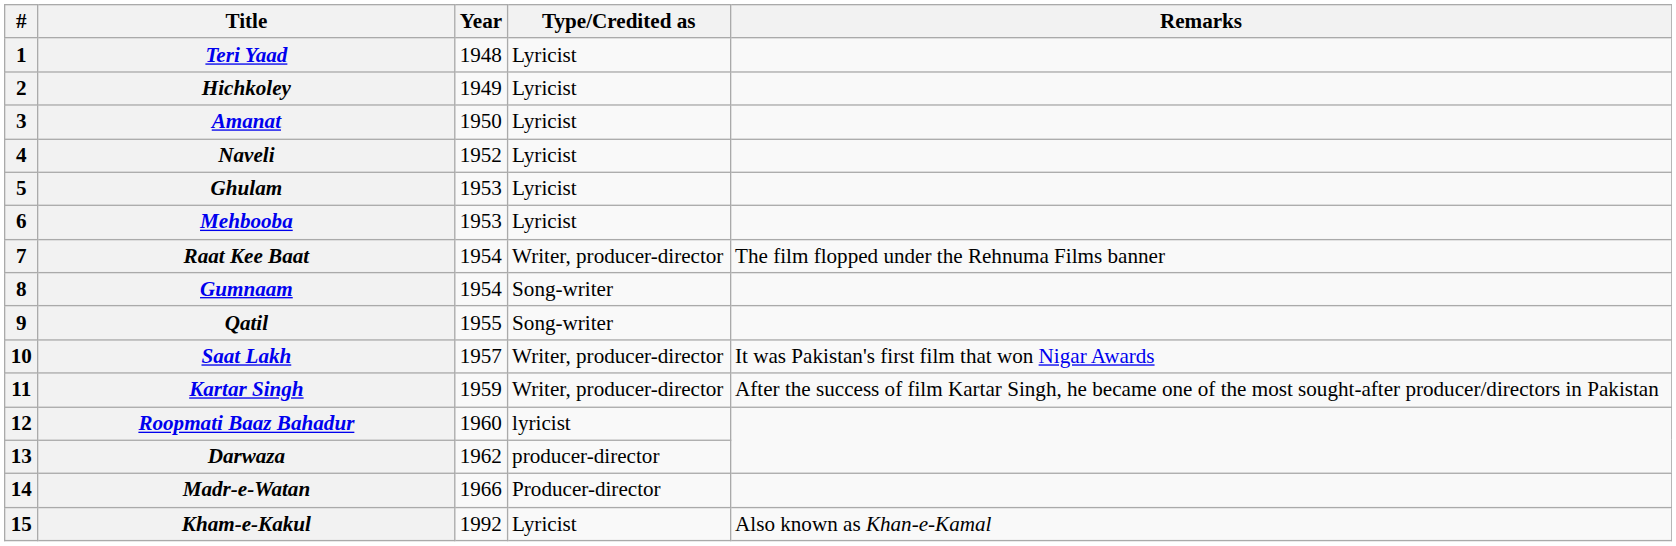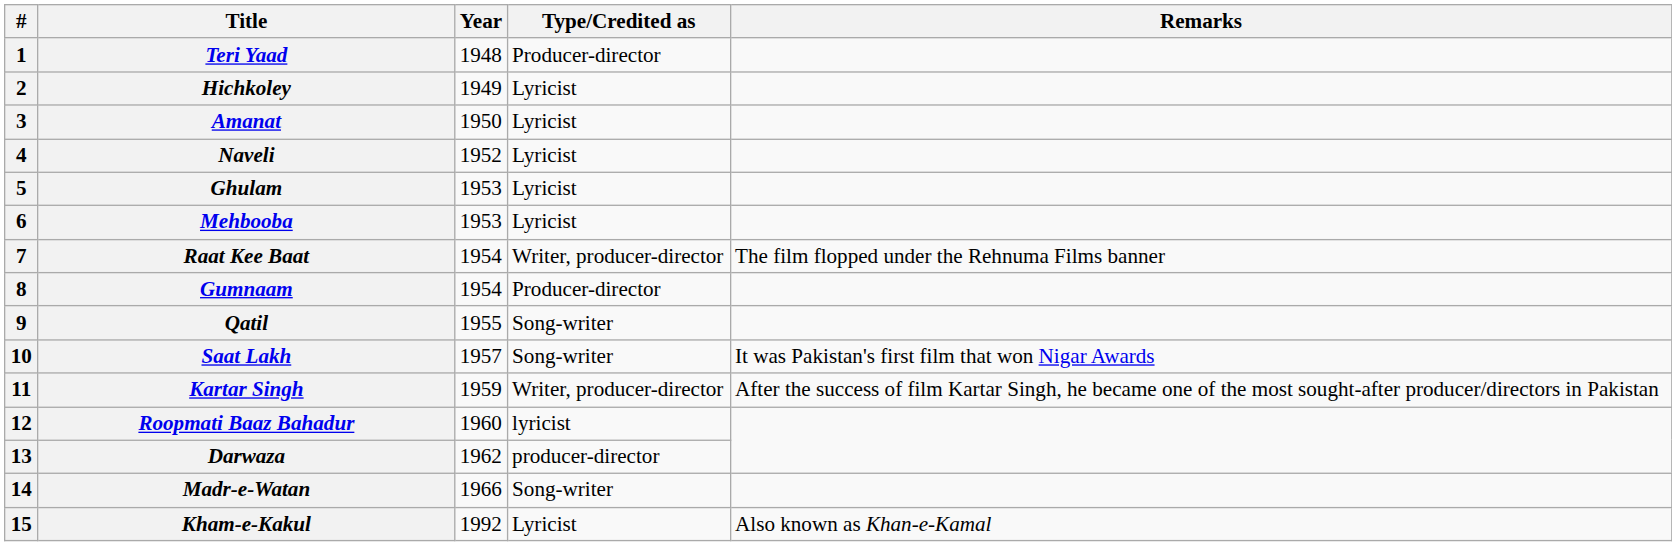(544, 54) Lyricist -> (586, 54) Producer-director
(563, 289) Song-writer -> (586, 289) Producer-director
(618, 356) Writer, producer-director -> (563, 356) Song-writer
(586, 490) Producer-director -> (563, 490) Song-writer
